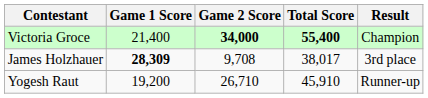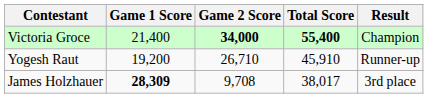rows swapped: (43, 81) <-> (55, 59)
